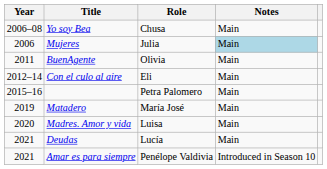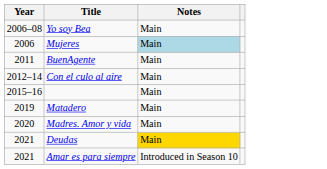- column: (177, 12)
(228, 140) no background -> (151, 140) gold background
